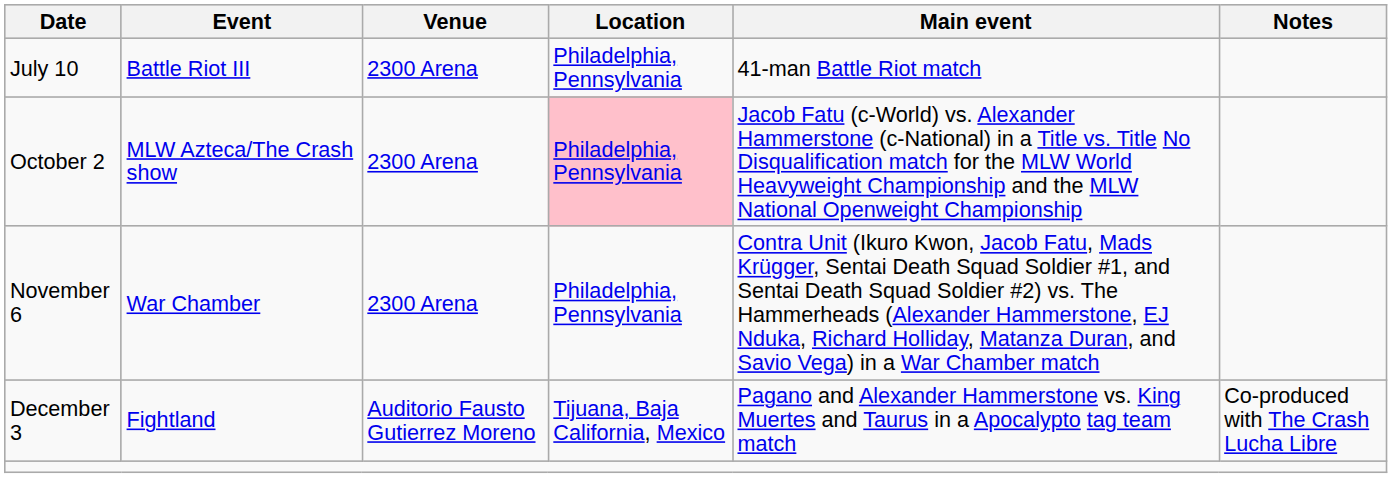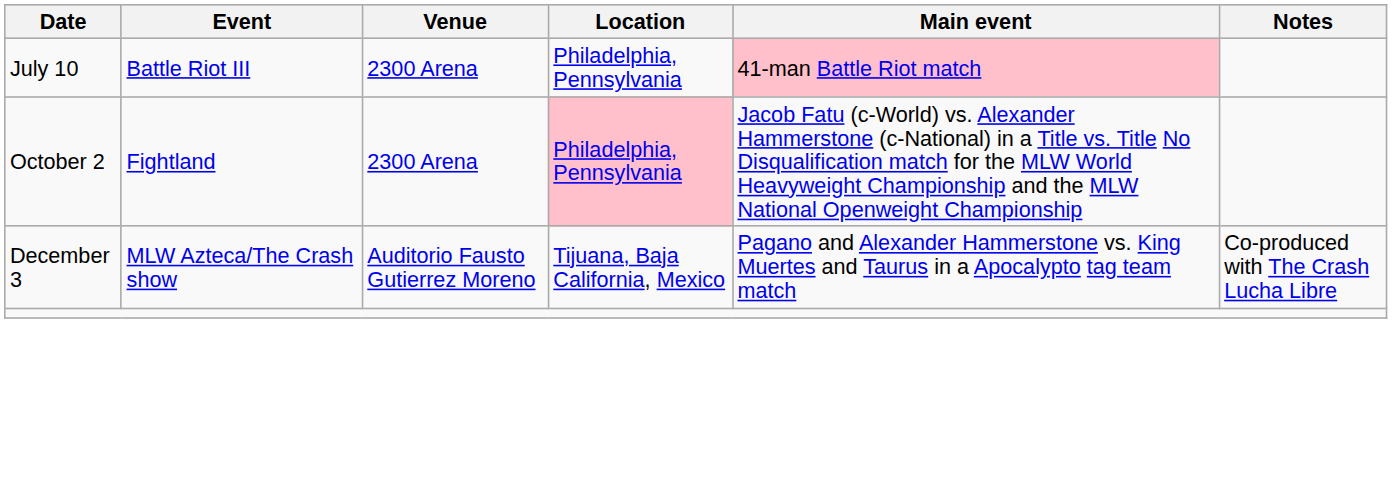(859, 67) no background -> (859, 67) pink background
(240, 161) MLW Azteca/The Crash show -> (171, 161) Fightland
- row: (60, 303)
(171, 420) Fightland -> (240, 267) MLW Azteca/The Crash show
